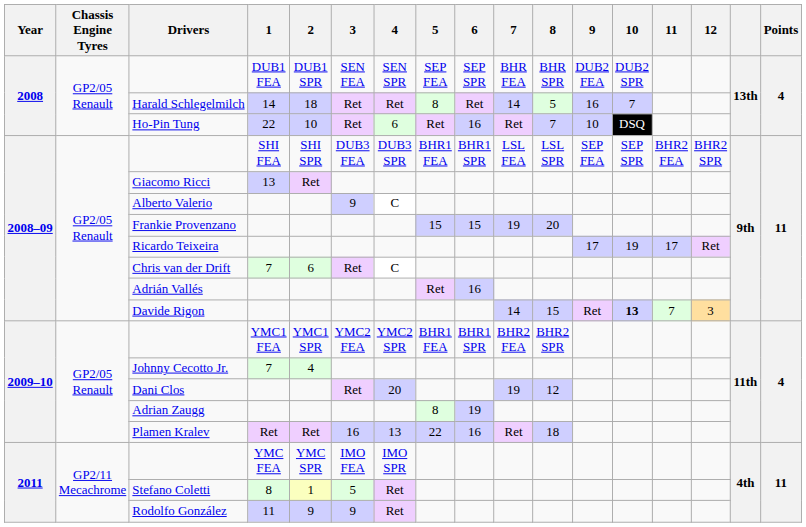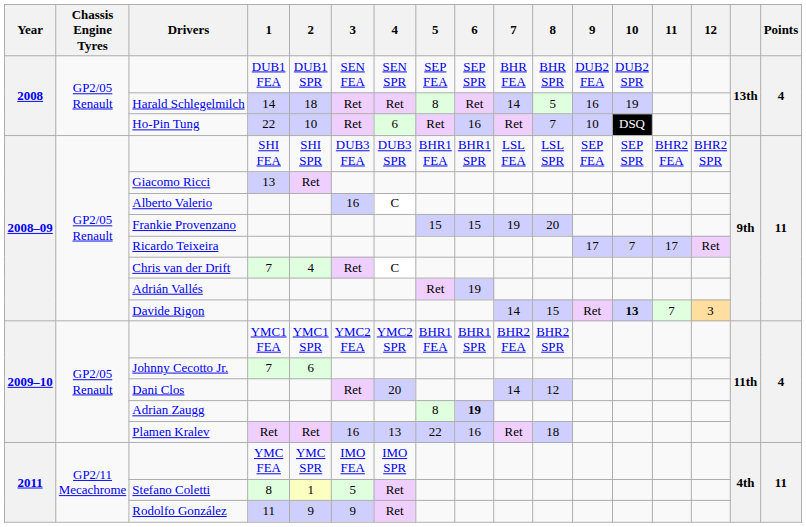(632, 102) 7 -> (632, 102) 19
(353, 203) 9 -> (353, 203) 16
(632, 246) 19 -> (632, 246) 7
(311, 267) 6 -> (311, 267) 4
(474, 288) 16 -> (474, 288) 19
(311, 367) 4 -> (311, 367) 6
(514, 389) 19 -> (514, 389) 14
(474, 410) normal -> (474, 410) bold
